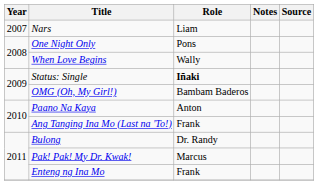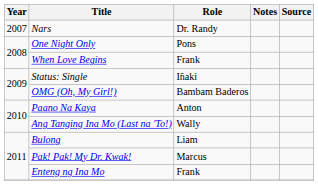(187, 28) Liam -> (197, 28) Dr. Randy
(188, 60) Wally -> (188, 60) Frank
(188, 76) bold -> (187, 76) normal
(188, 124) Frank -> (188, 124) Wally
(197, 140) Dr. Randy -> (187, 140) Liam
